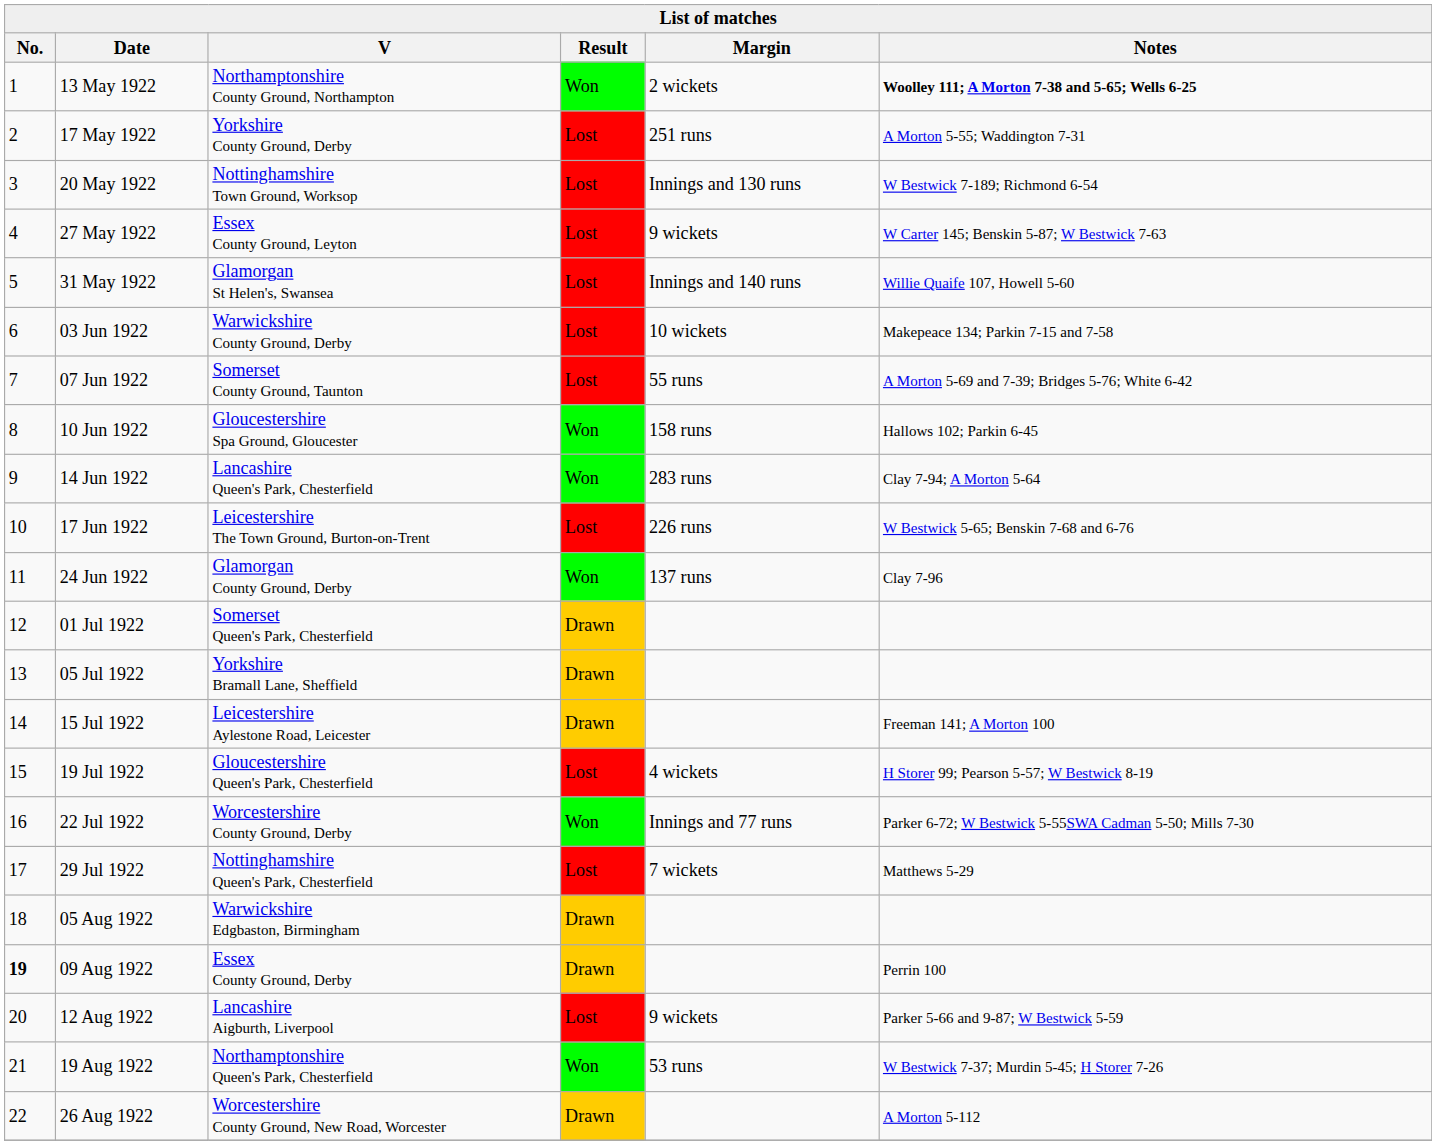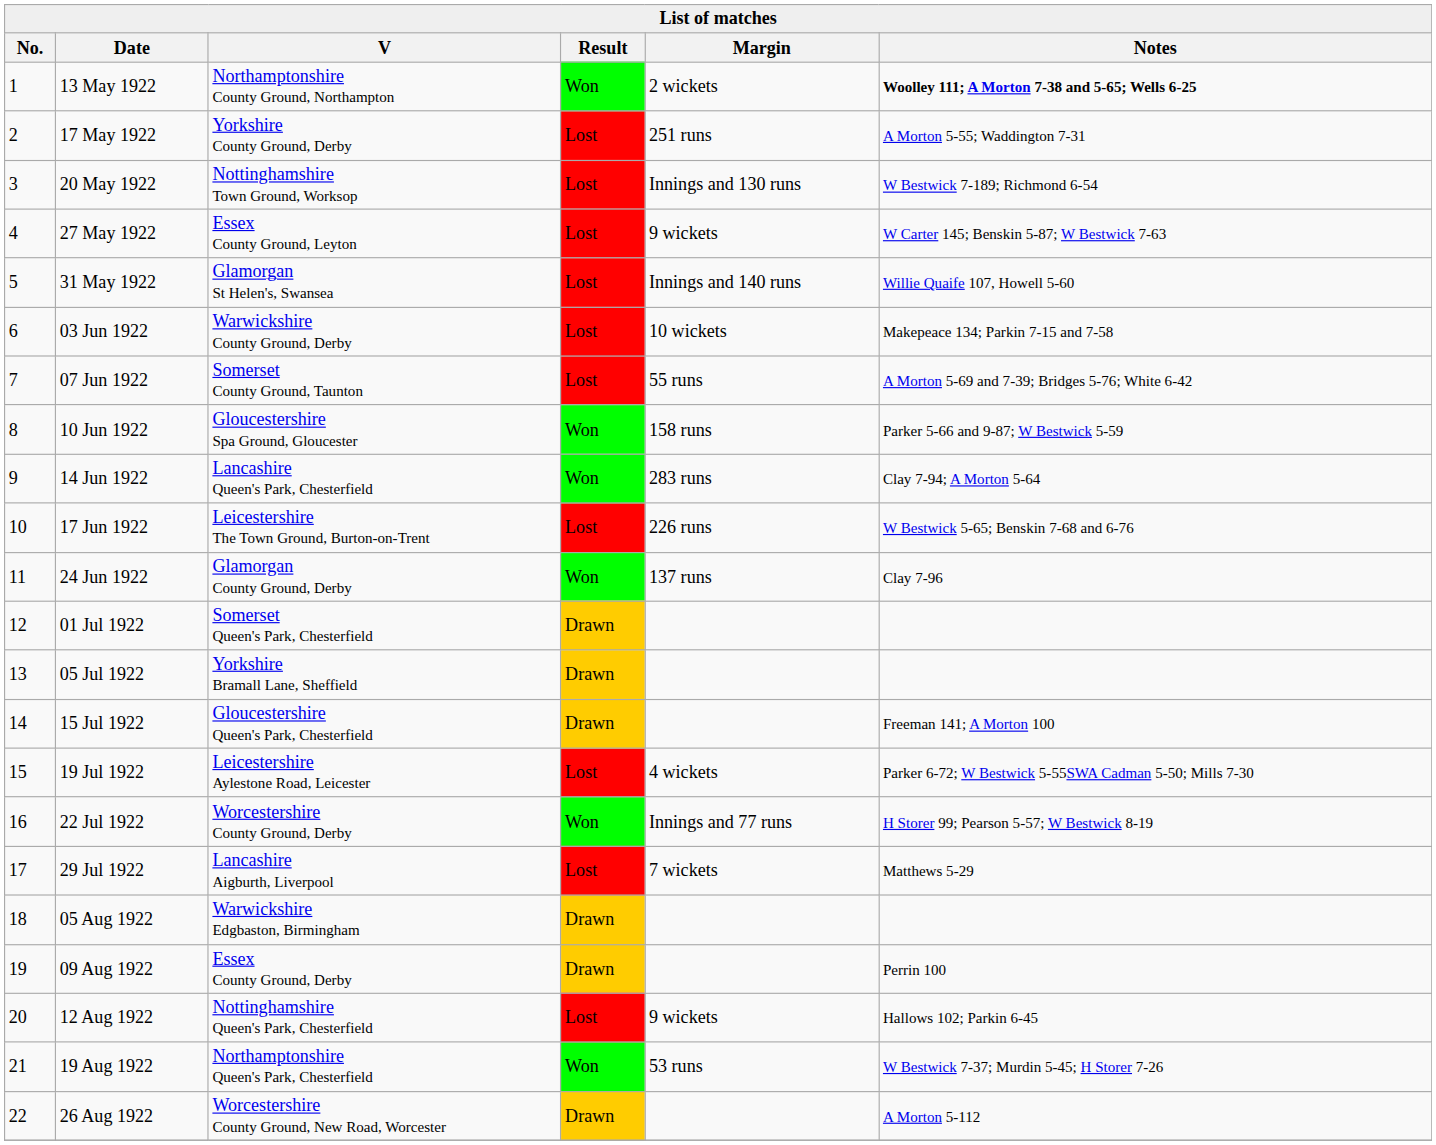(961, 430) Hallows 102; Parkin 6-45 -> (1003, 430) Parker 5-66 and 9-87; W Bestwick 5-59
(291, 723) Leicestershire Aylestone Road, Leicester -> (293, 723) Gloucestershire Queen's Park, Chesterfield
(293, 772) Gloucestershire Queen's Park, Chesterfield -> (291, 772) Leicestershire Aylestone Road, Leicester
(1018, 773) H Storer 99; Pearson 5-57; W Bestwick 8-19 -> (1068, 773) Parker 6-72; W Bestwick 5-55SWA Cadman 5-50; Mills 7-30
(1068, 822) Parker 6-72; W Bestwick 5-55SWA Cadman 5-50; Mills 7-30 -> (1018, 822) H Storer 99; Pearson 5-57; W Bestwick 8-19
(293, 870) Nottinghamshire Queen's Park, Chesterfield -> (273, 870) Lancashire Aigburth, Liverpool
(18, 968) bold -> (18, 968) normal
(273, 1017) Lancashire Aigburth, Liverpool -> (293, 1017) Nottinghamshire Queen's Park, Chesterfield
(1003, 1018) Parker 5-66 and 9-87; W Bestwick 5-59 -> (961, 1018) Hallows 102; Parkin 6-45
